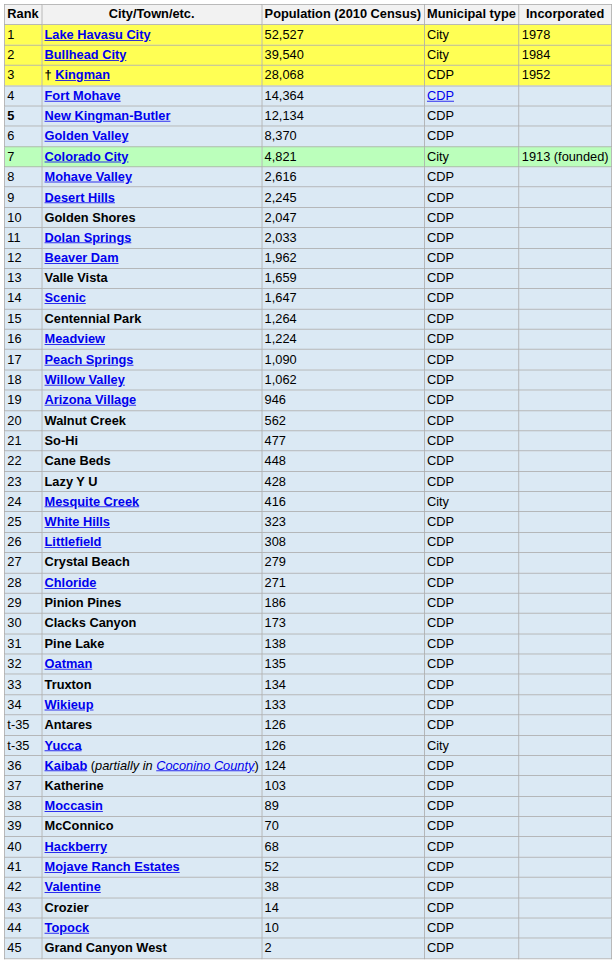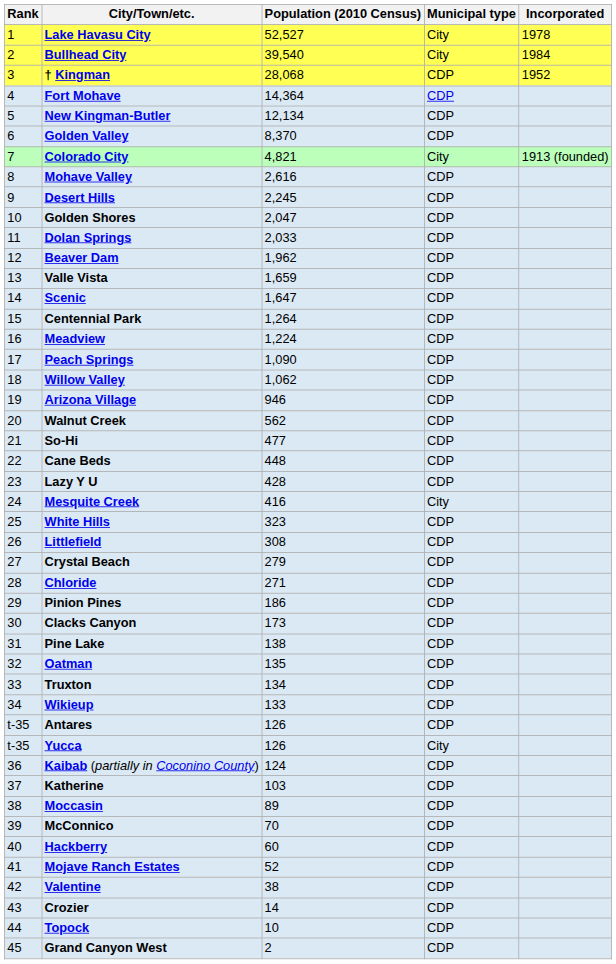(11, 116) bold -> (11, 116) normal
(272, 846) 68 -> (272, 846) 60
